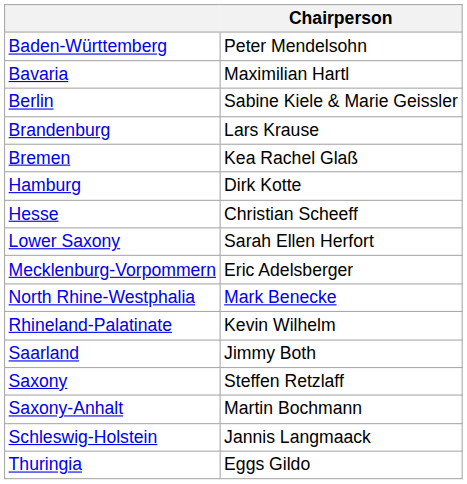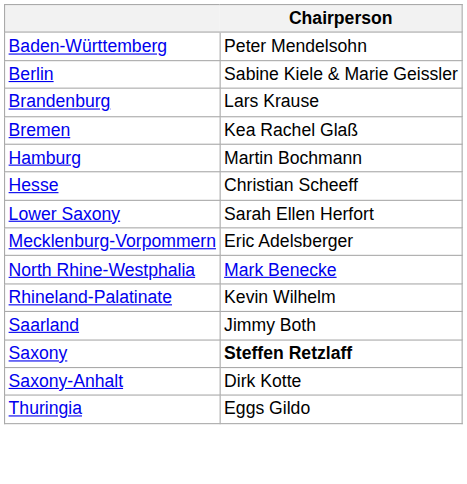- row: (38, 74)
(263, 185) Dirk Kotte -> (293, 158) Martin Bochmann
(284, 381) normal -> (288, 353) bold
(293, 409) Martin Bochmann -> (263, 381) Dirk Kotte
- row: (83, 437)
